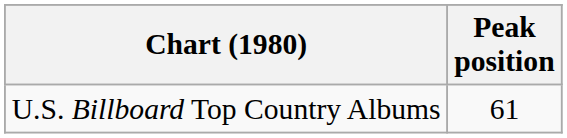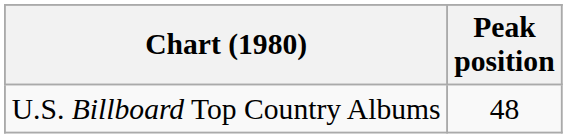(504, 108) 61 -> (504, 108) 48
